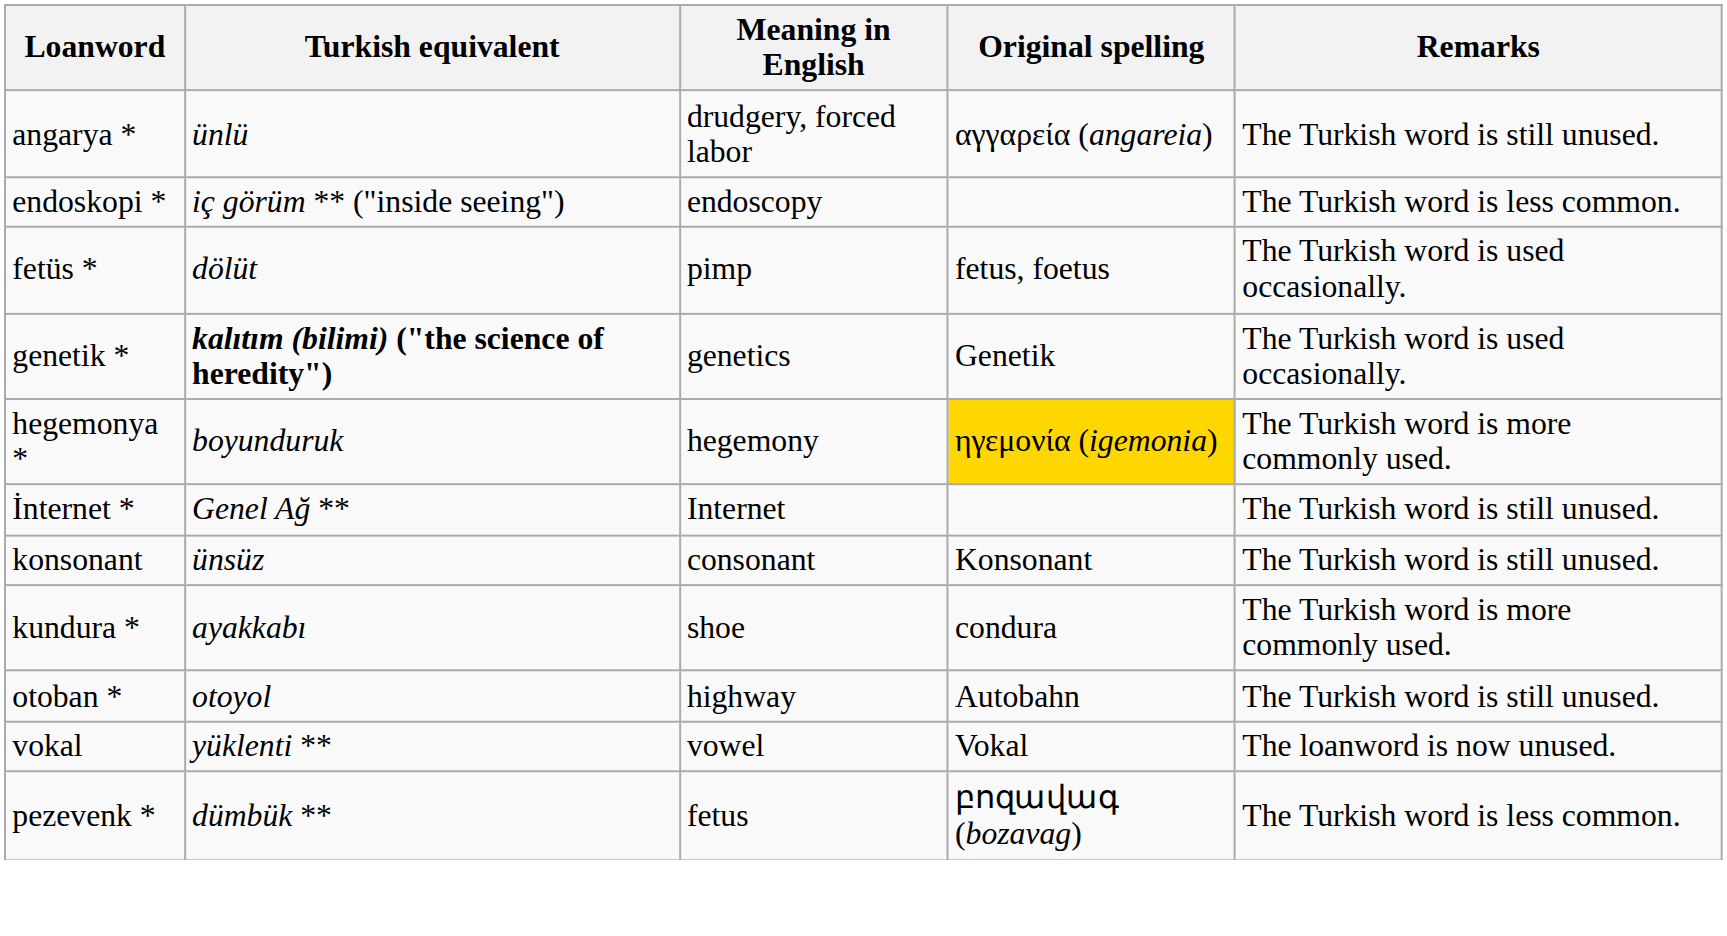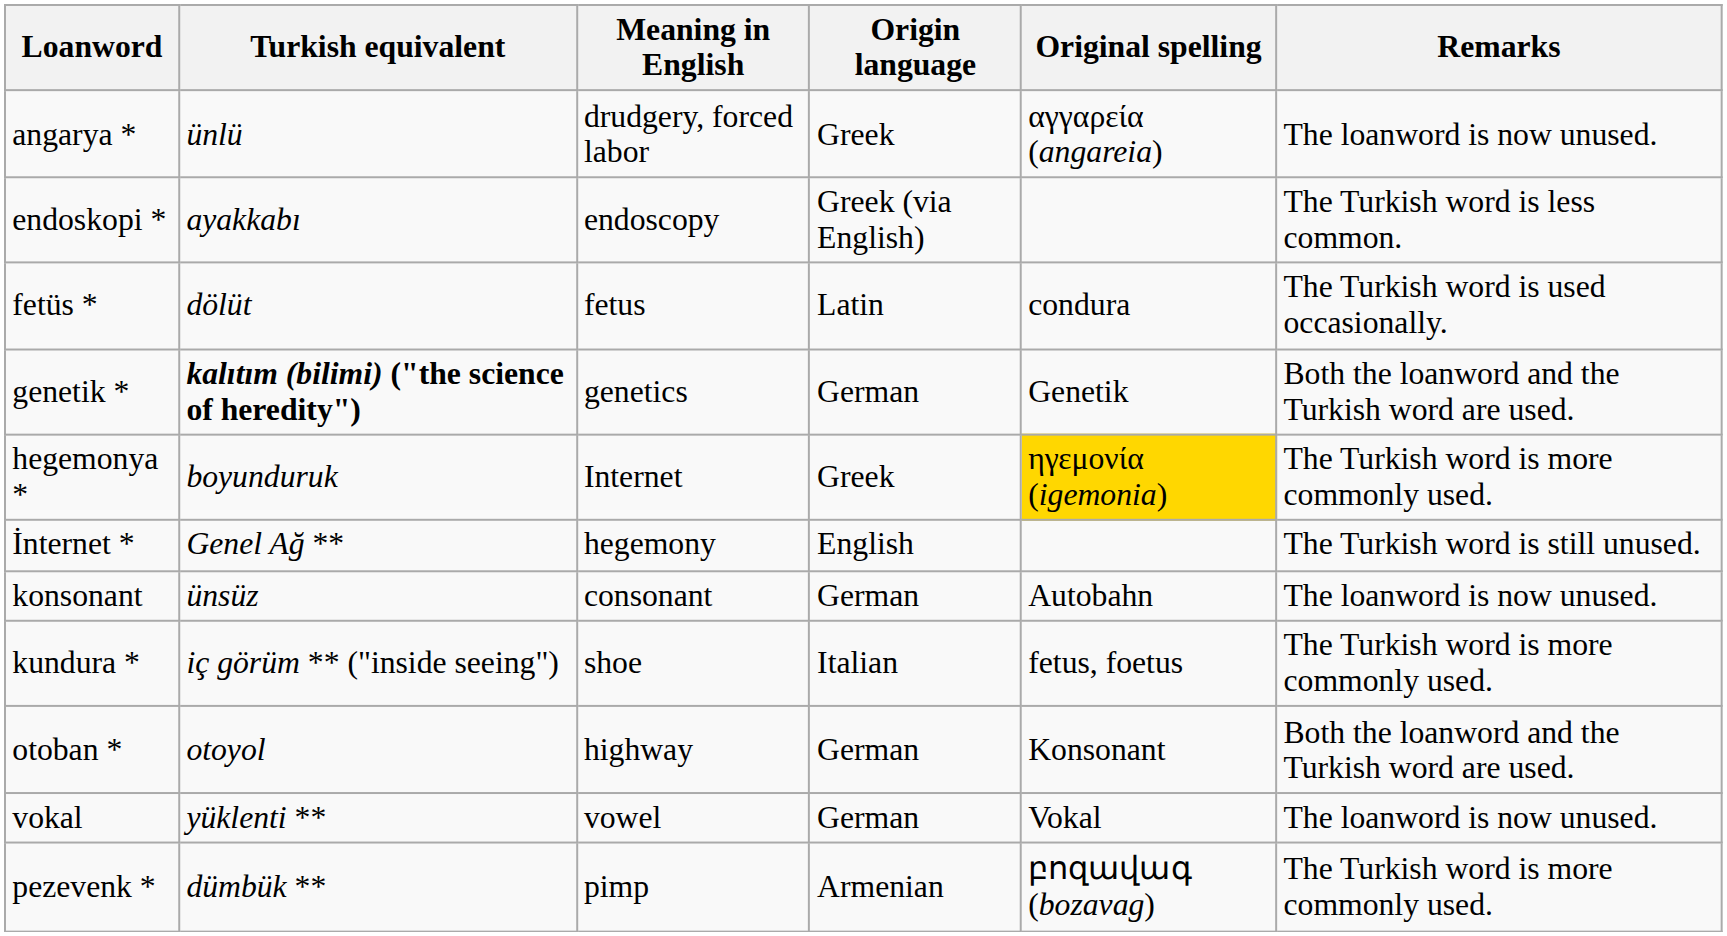+ column: (915, 47)
(1451, 133) The Turkish word is still unused. -> (1470, 133) The loanword is now unused.
(378, 201) iç görüm ** ("inside seeing") -> (244, 219) ayakkabı
(719, 269) pimp -> (615, 305) fetus
(1032, 269) fetus, foetus -> (1079, 305) condura
(1403, 355) The Turkish word is used occasionally. -> (1452, 390) Both the loanword and the Turkish word are used.
(753, 441) hegemony -> (633, 476) Internet
(736, 509) Internet -> (650, 544) hegemony
(1024, 559) Konsonant -> (1091, 595) Autobahn
(1451, 559) The Turkish word is still unused. -> (1470, 595) The loanword is now unused.
(249, 627) ayakkabı -> (373, 663) iç görüm ** ("inside seeing")
(1006, 627) condura -> (1106, 663) fetus, foetus
(1017, 695) Autobahn -> (1097, 749) Konsonant
(1451, 695) The Turkish word is still unused. -> (1452, 749) Both the loanword and the Turkish word are used.
(718, 814) fetus -> (616, 886) pimp
(1461, 814) The Turkish word is less common. -> (1448, 886) The Turkish word is more commonly used.
